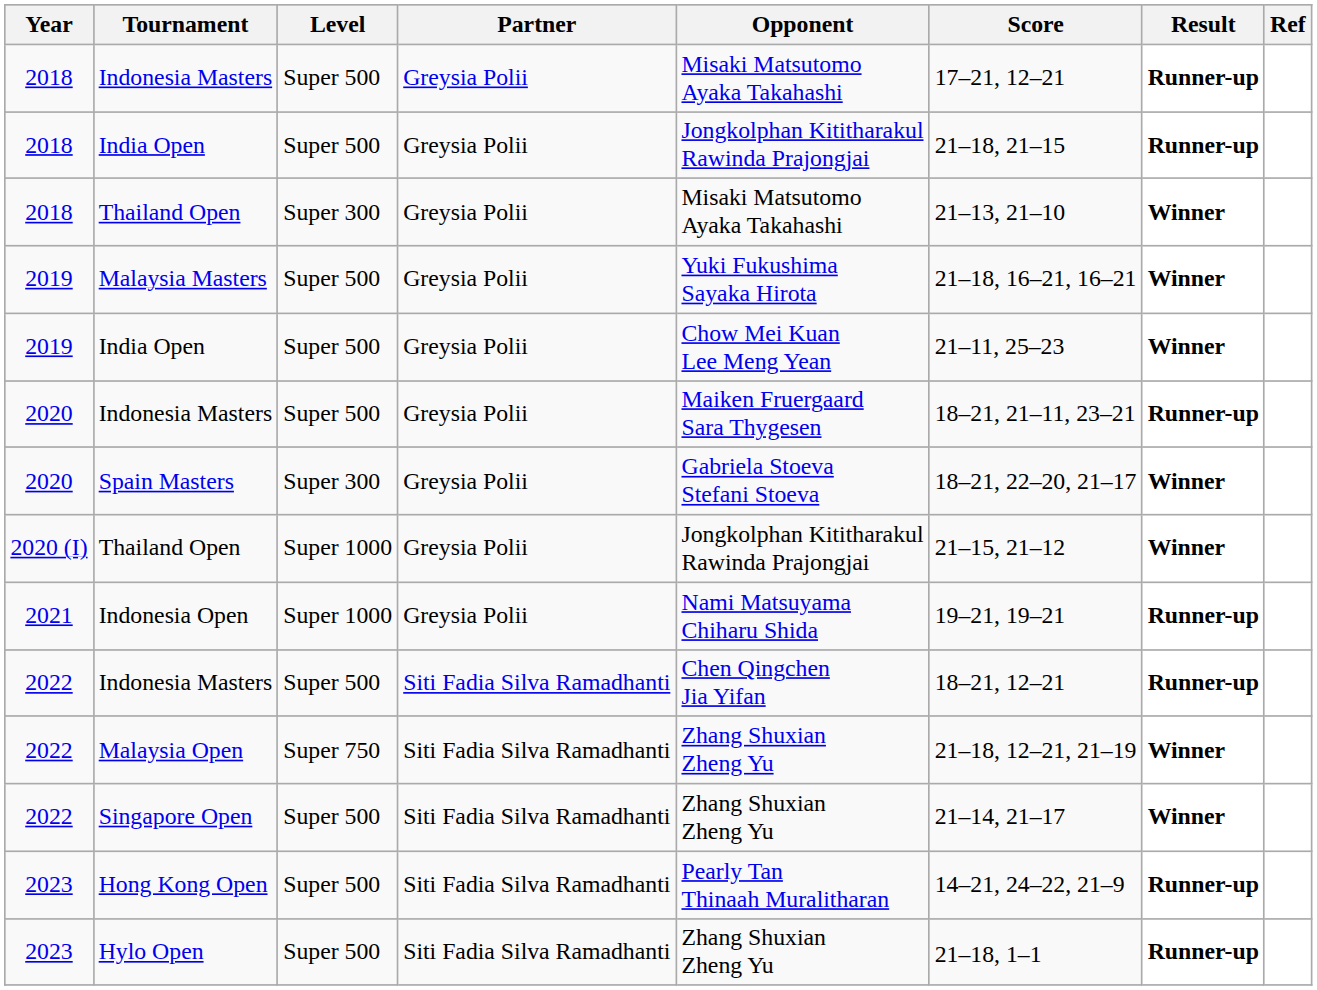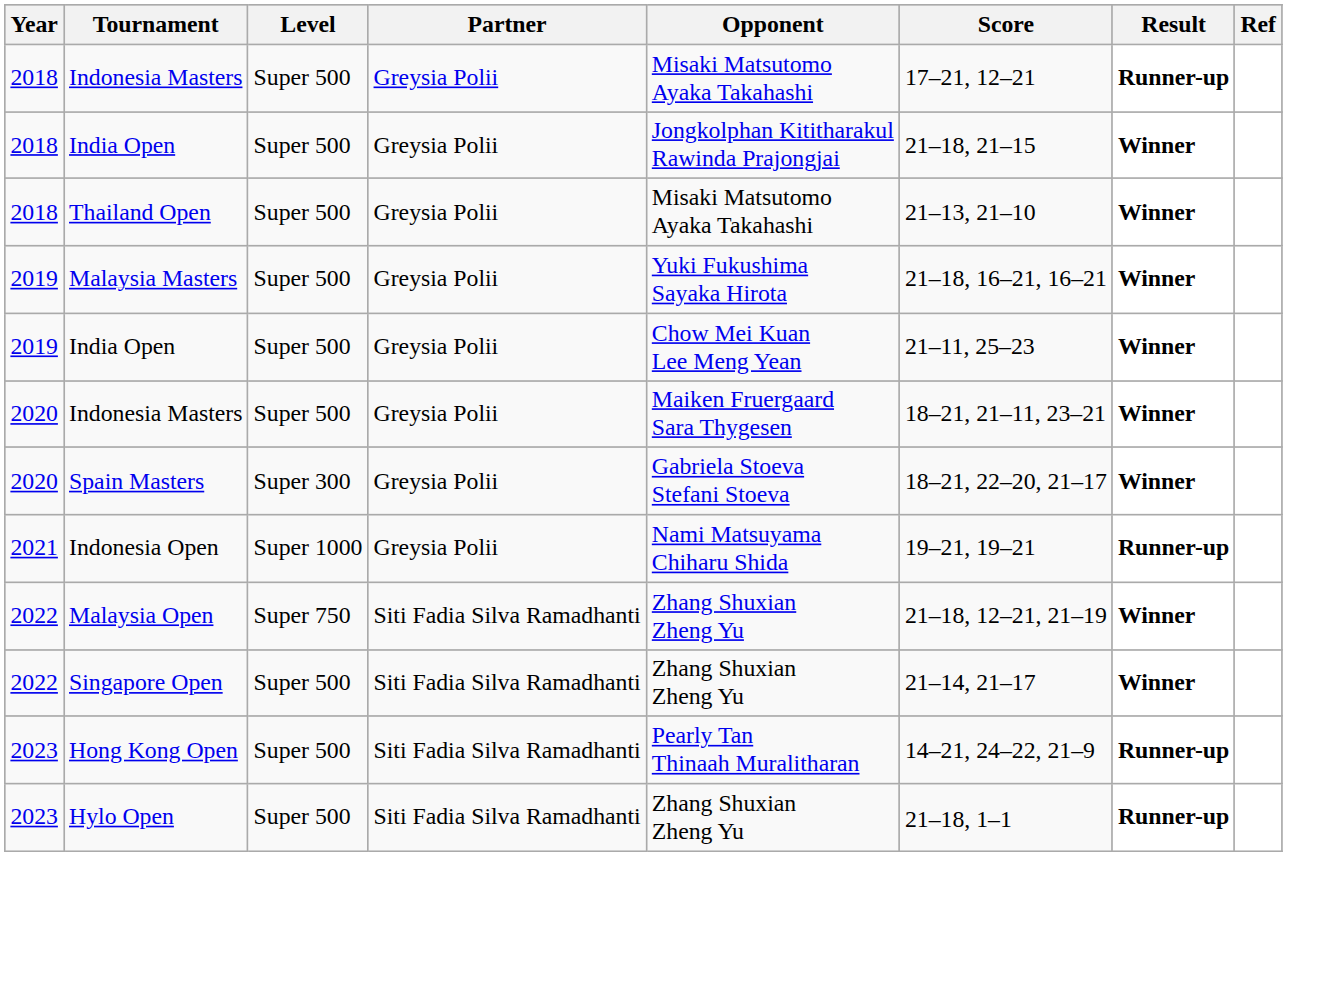(1203, 144) Runner-up -> (1157, 144) Winner
(332, 212) Super 300 -> (302, 212) Super 500
(1203, 413) Runner-up -> (1157, 413) Winner
- row: (49, 548)
- row: (49, 682)
